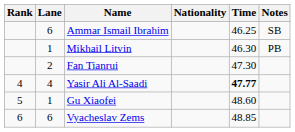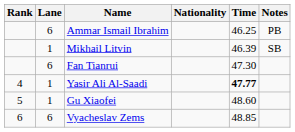(275, 30) SB -> (275, 30) PB
(244, 48) 46.30 -> (244, 48) 46.39
(275, 48) PB -> (275, 48) SB
(50, 65) 2 -> (50, 65) 6
(50, 83) 4 -> (50, 83) 1
